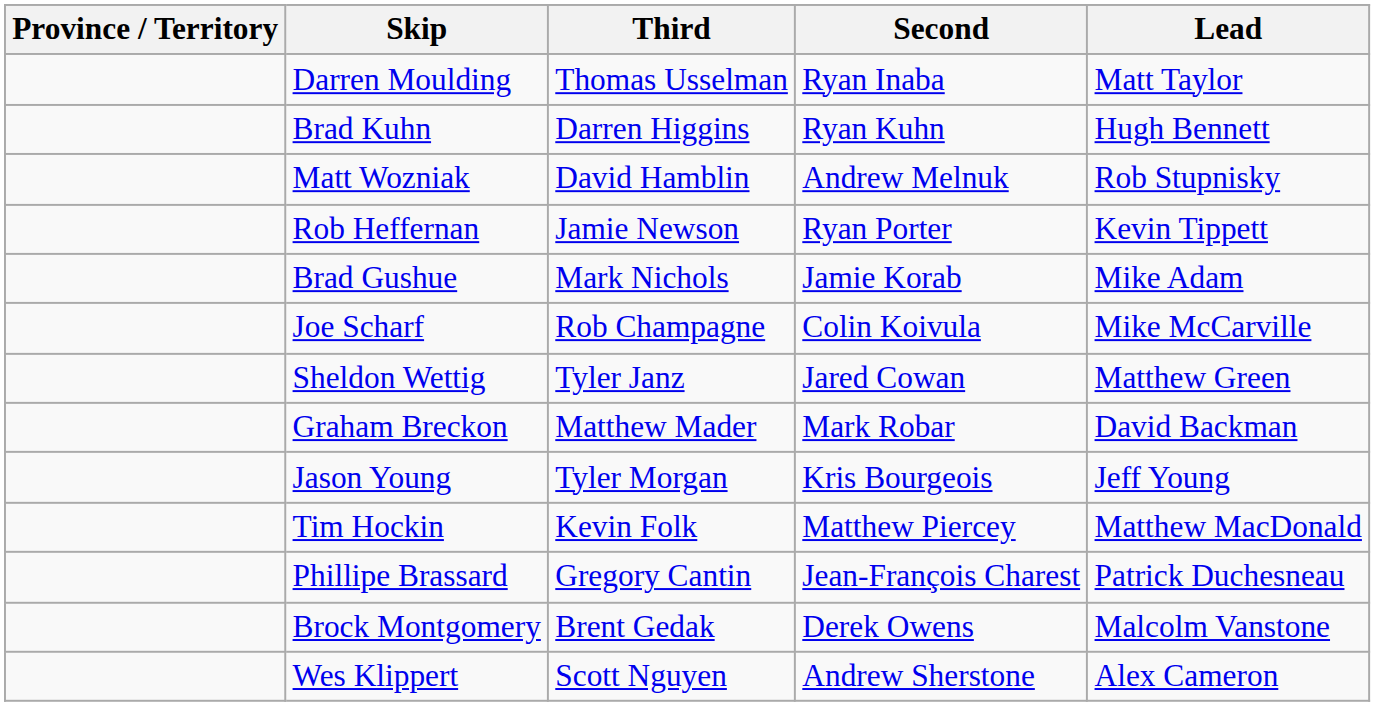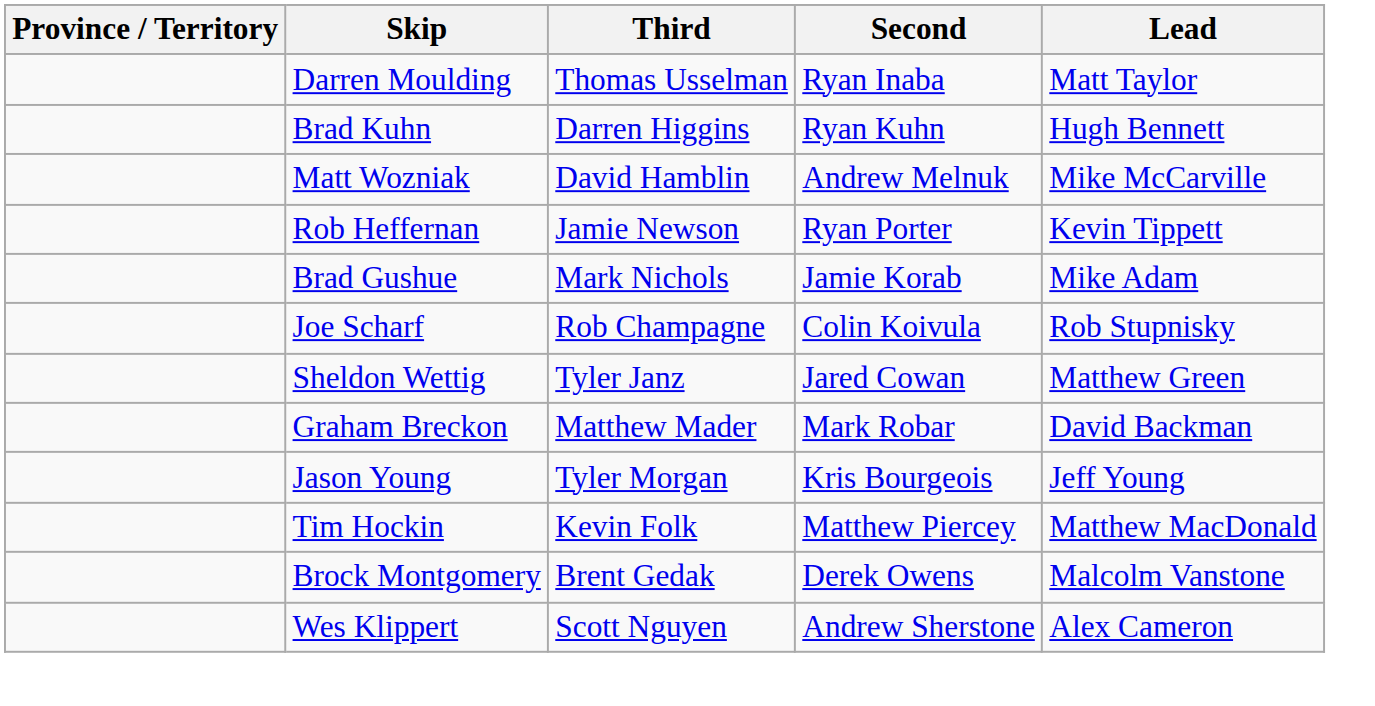(1187, 178) Rob Stupnisky -> (1158, 178) Mike McCarville
(1203, 327) Mike McCarville -> (1142, 327) Rob Stupnisky
- row: (400, 576)
